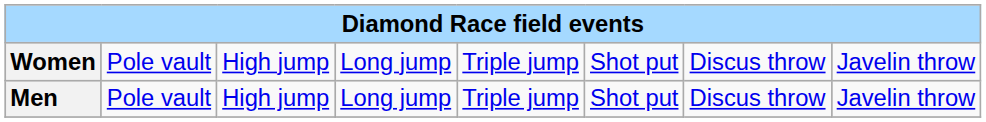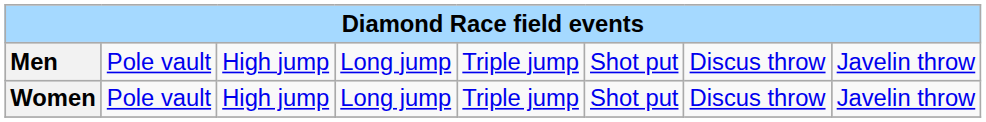rows swapped: (34, 99) <-> (53, 62)
